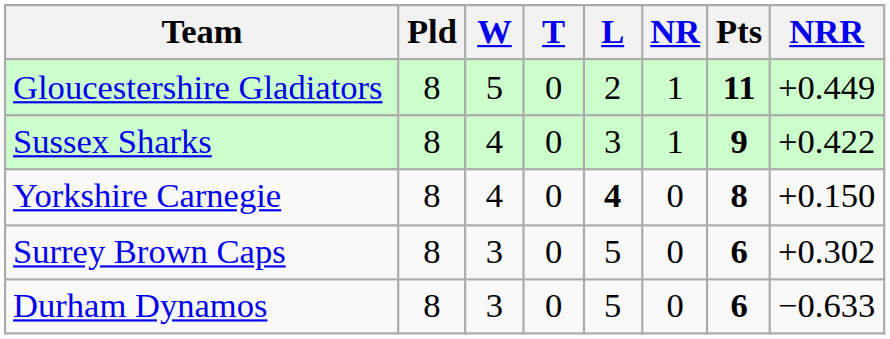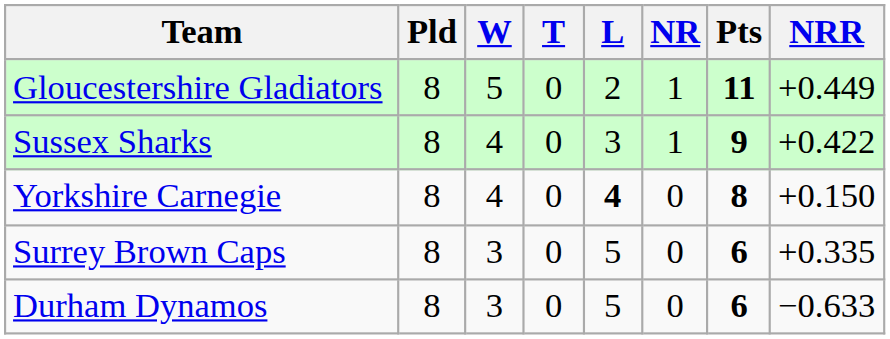(827, 251) +0.302 -> (827, 251) +0.335
